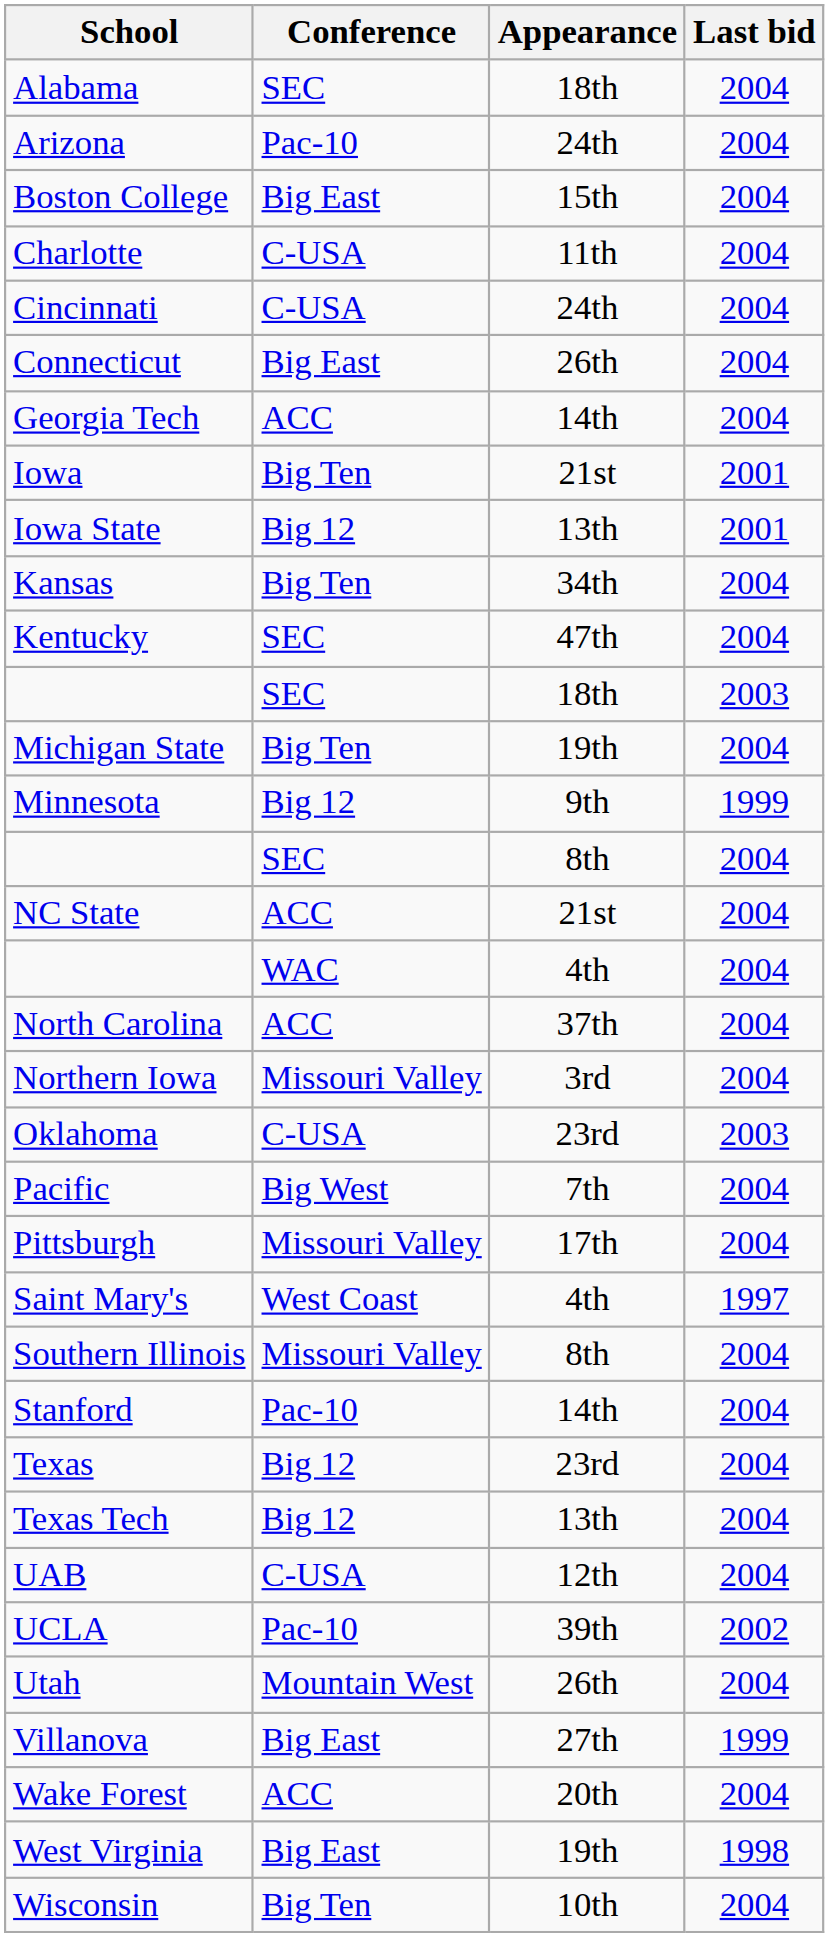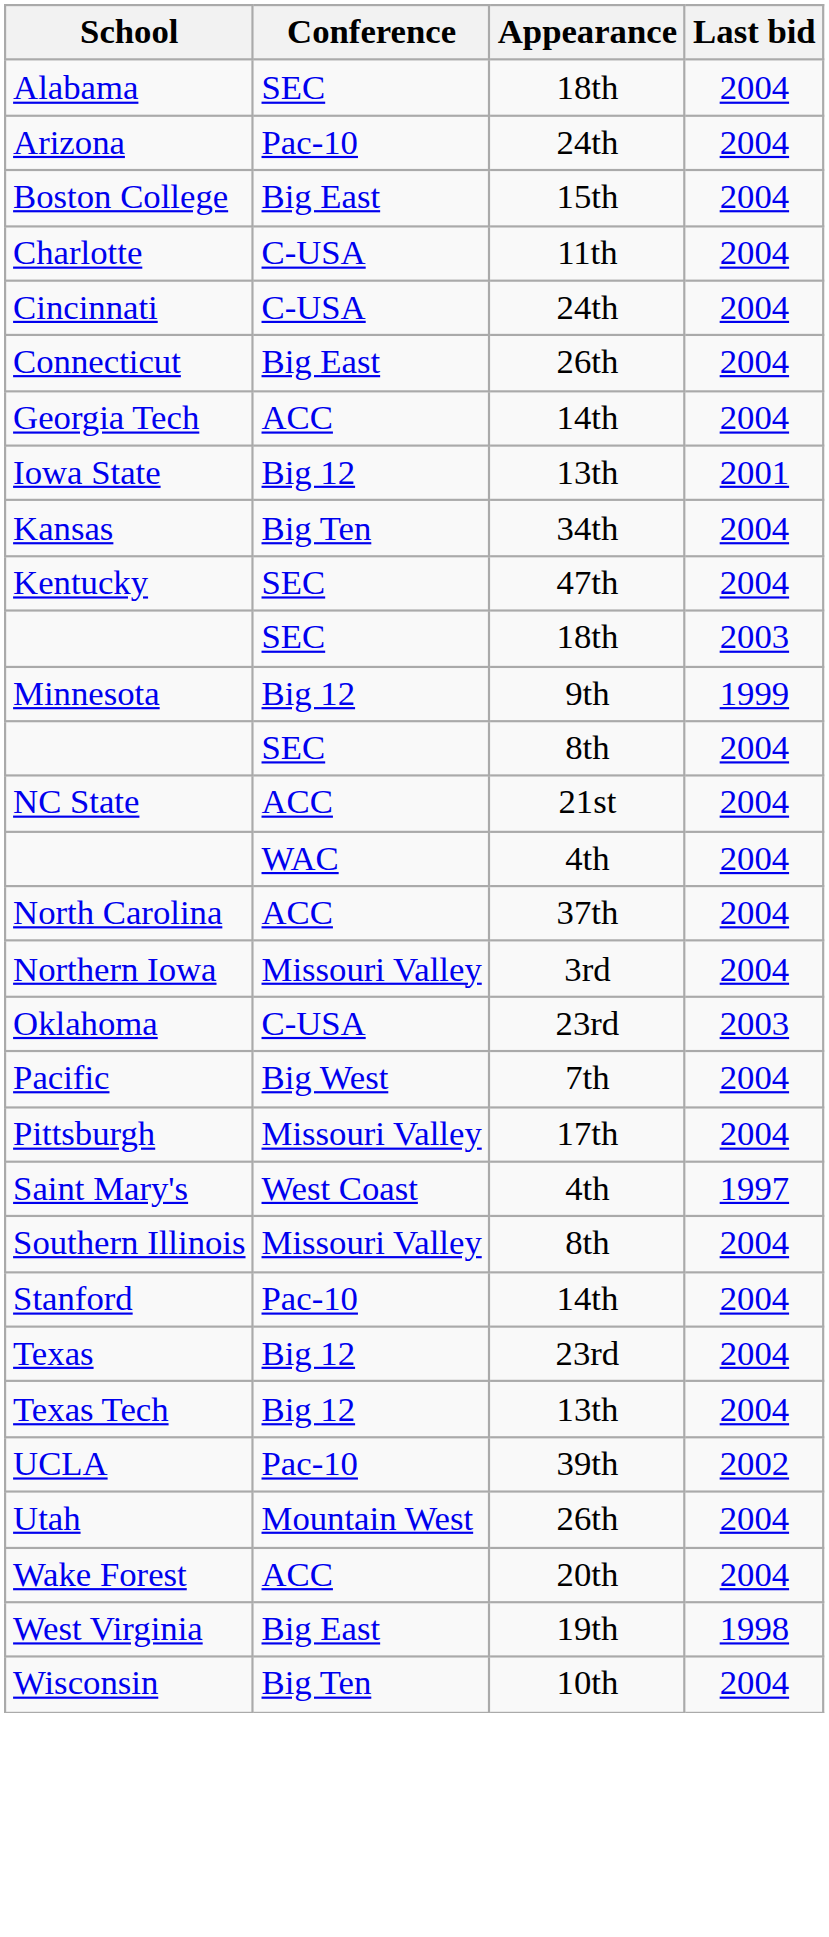- row: (48, 472)
- row: (119, 747)
- row: (50, 1573)
- row: (81, 1739)
